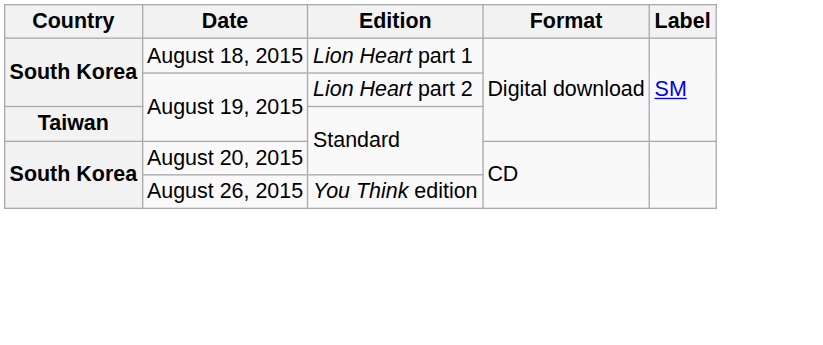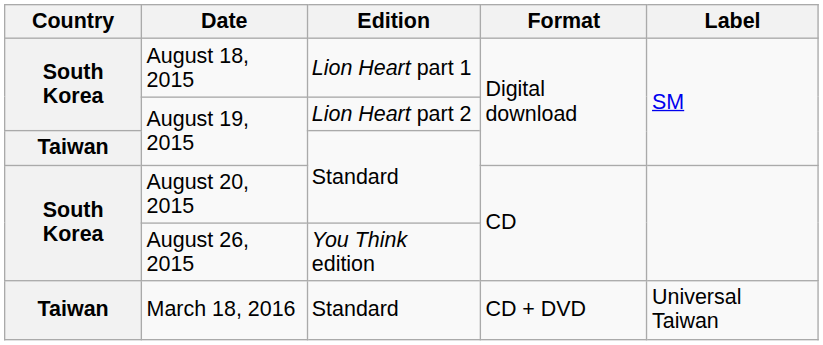+ row: (221, 309)
